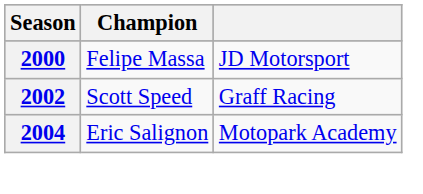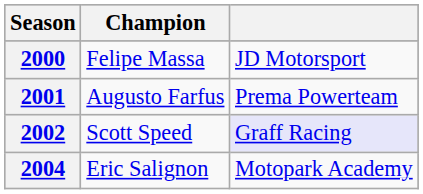+ row: (43, 96)
(277, 96) no background -> (293, 132) lavender background
